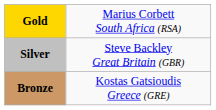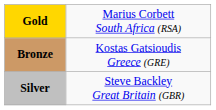rows swapped: (35, 54) <-> (35, 87)
